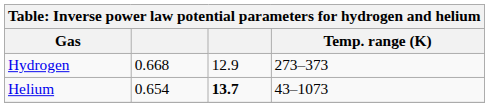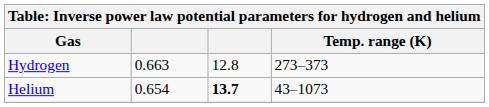(152, 65) 0.668 -> (152, 65) 0.663
(225, 65) 12.9 -> (225, 65) 12.8
